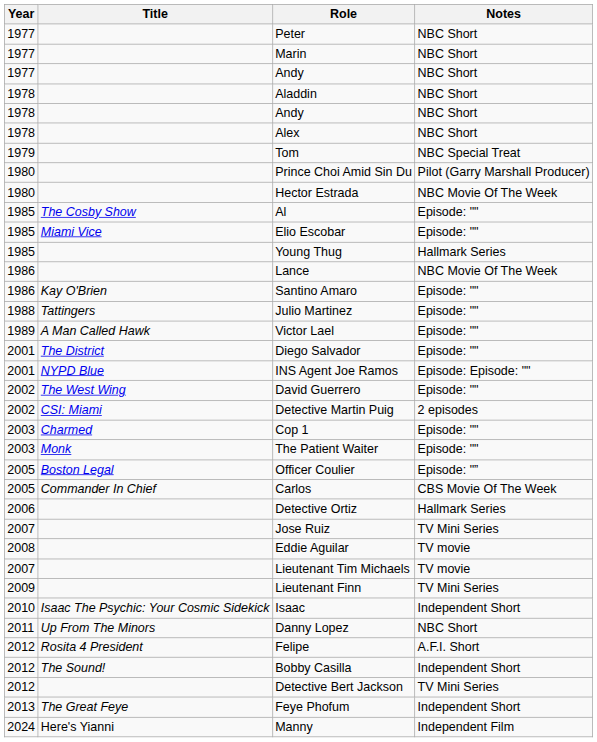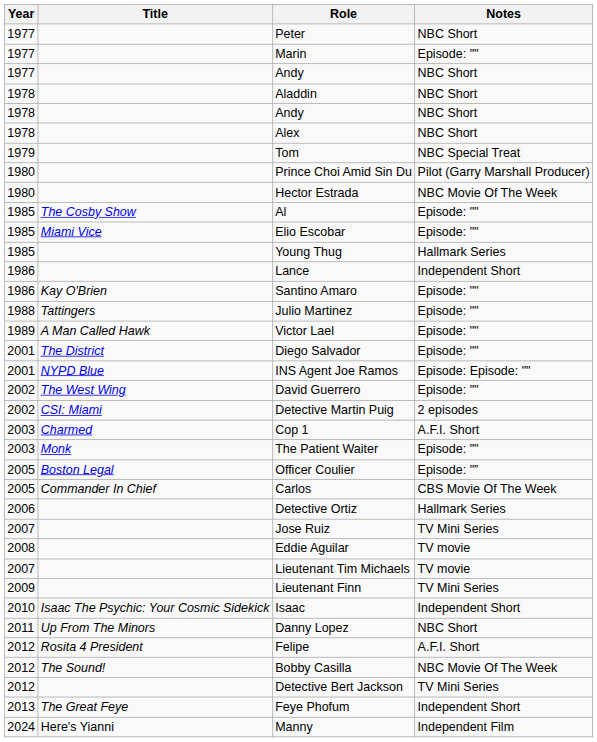(447, 53) NBC Short -> (448, 53) Episode: ""
(487, 271) NBC Movie Of The Week -> (469, 271) Independent Short
(448, 430) Episode: "" -> (448, 430) A.F.I. Short
(469, 667) Independent Short -> (487, 667) NBC Movie Of The Week
